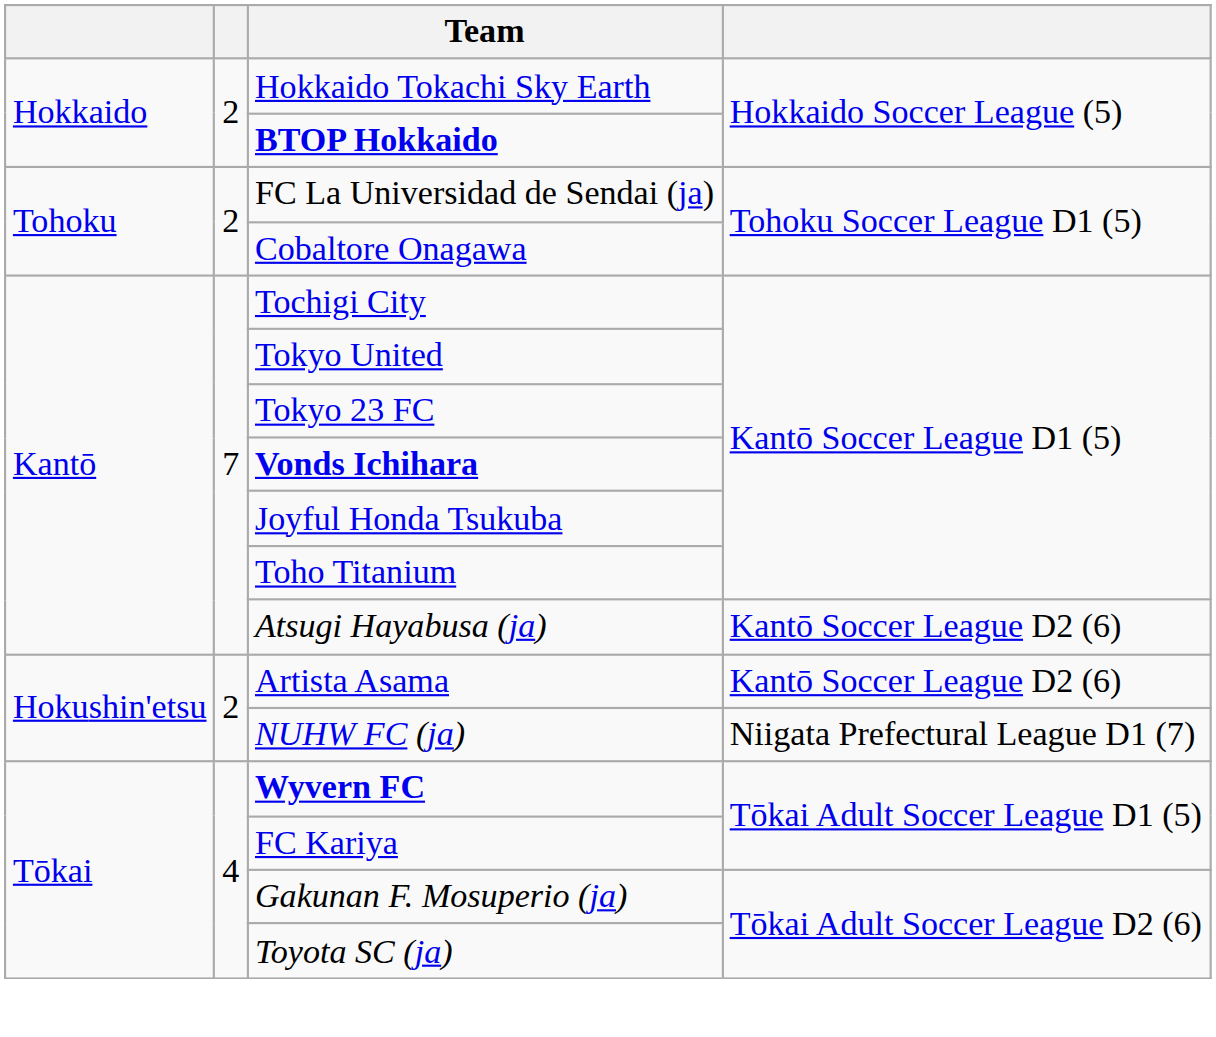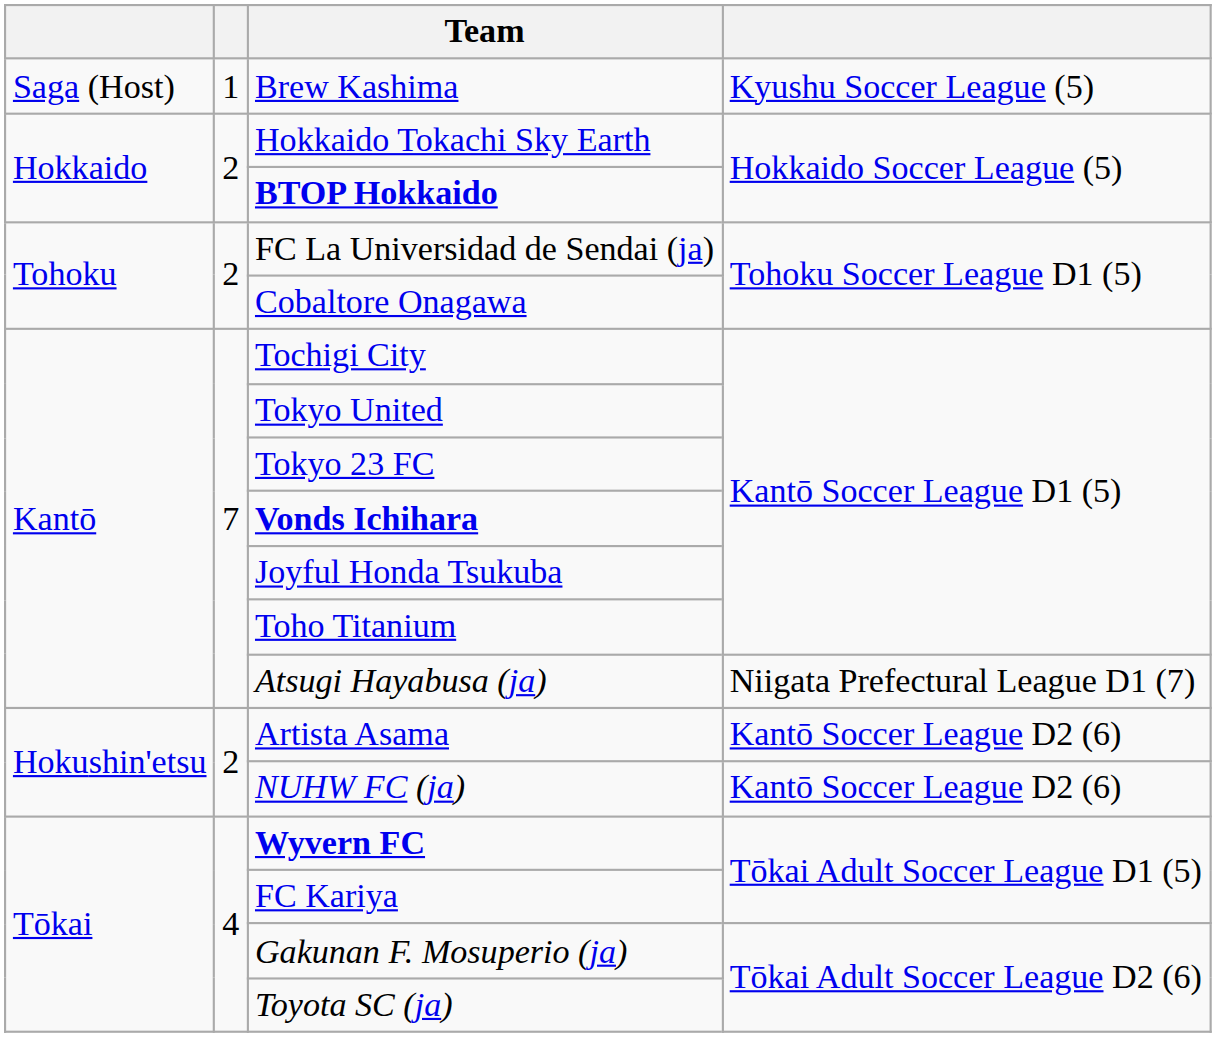+ row: (357, 85)
(926, 626) Kantō Soccer League D2 (6) -> (962, 680) Niigata Prefectural League D1 (7)
(962, 734) Niigata Prefectural League D1 (7) -> (926, 788) Kantō Soccer League D2 (6)
